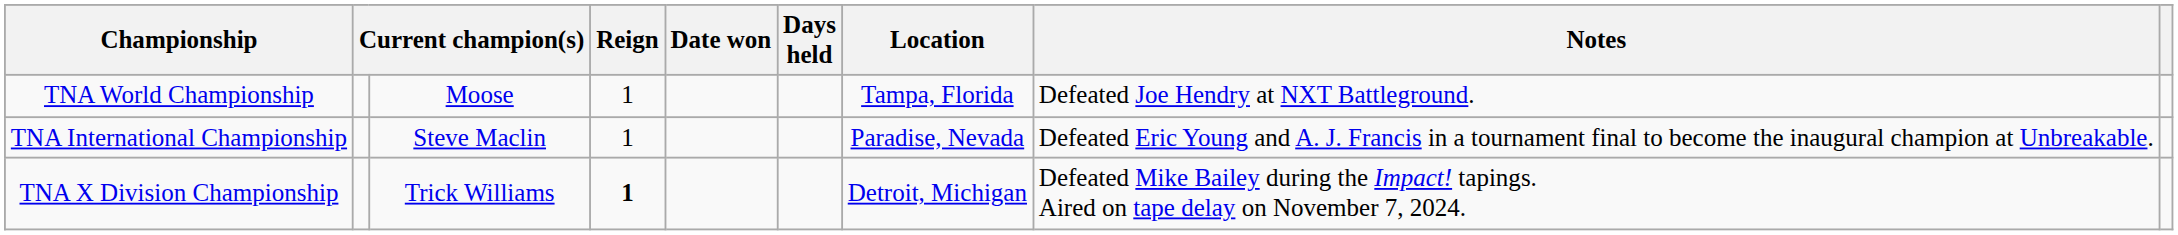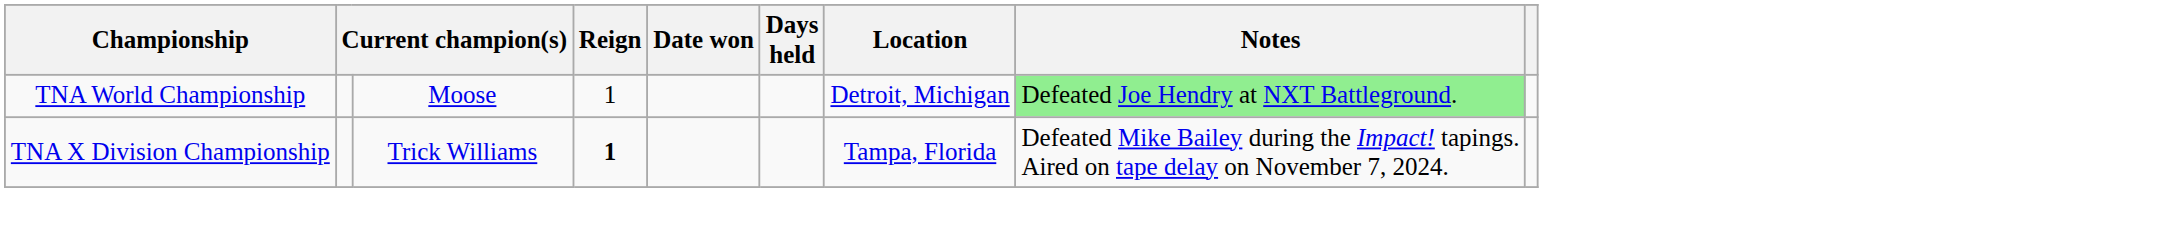(937, 95) Tampa, Florida -> (920, 95) Detroit, Michigan
(1257, 95) no background -> (1239, 95) lightgreen background
- row: (179, 136)
(937, 192) Detroit, Michigan -> (920, 151) Tampa, Florida
